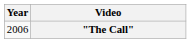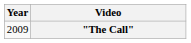(18, 30) 2006 -> (18, 30) 2009
